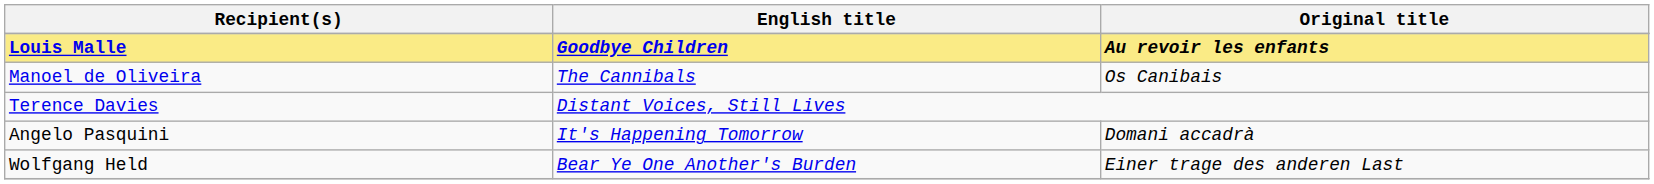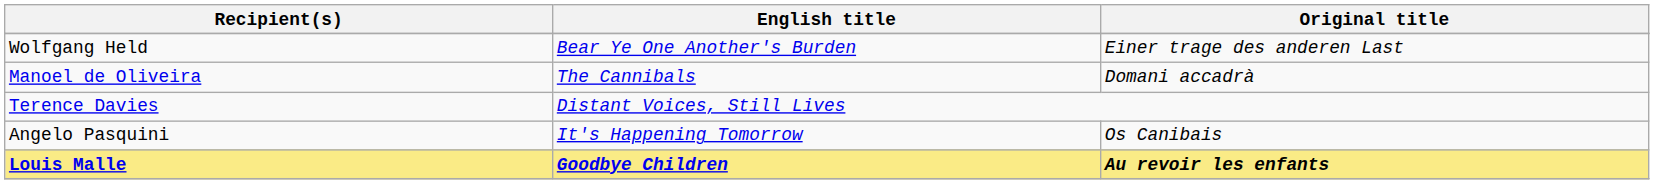rows swapped: (68, 48) <-> (78, 164)
(1164, 77) Os Canibais -> (1180, 77) Domani accadrà
(1180, 135) Domani accadrà -> (1164, 135) Os Canibais
